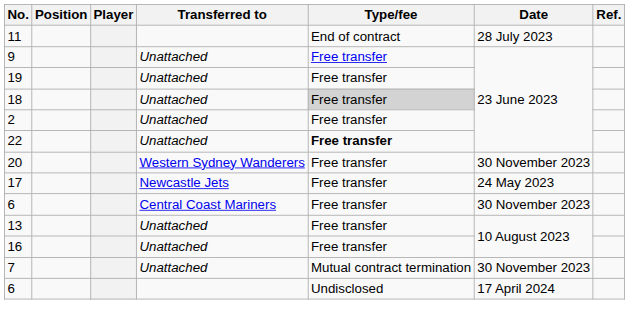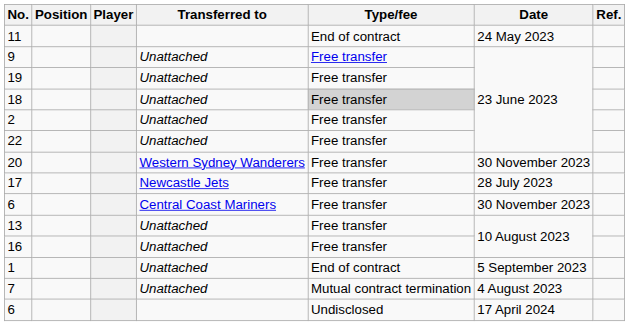(515, 36) 28 July 2023 -> (516, 36) 24 May 2023
(352, 141) bold -> (349, 141) normal
(516, 183) 24 May 2023 -> (515, 183) 28 July 2023
+ row: (11, 267)
(534, 267) 30 November 2023 -> (520, 288) 4 August 2023
